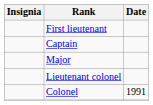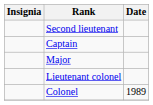+ row: (82, 28)
- row: (76, 28)
(136, 92) 1991 -> (136, 92) 1989
